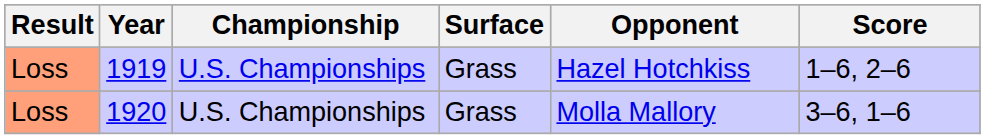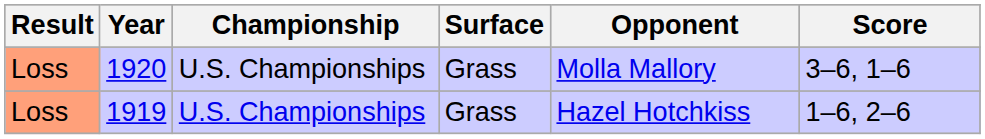rows swapped: (136, 68) <-> (136, 111)
